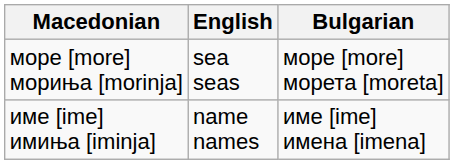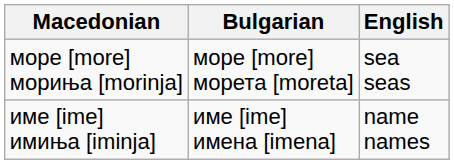columns swapped: (363, 22) <-> (233, 22)
